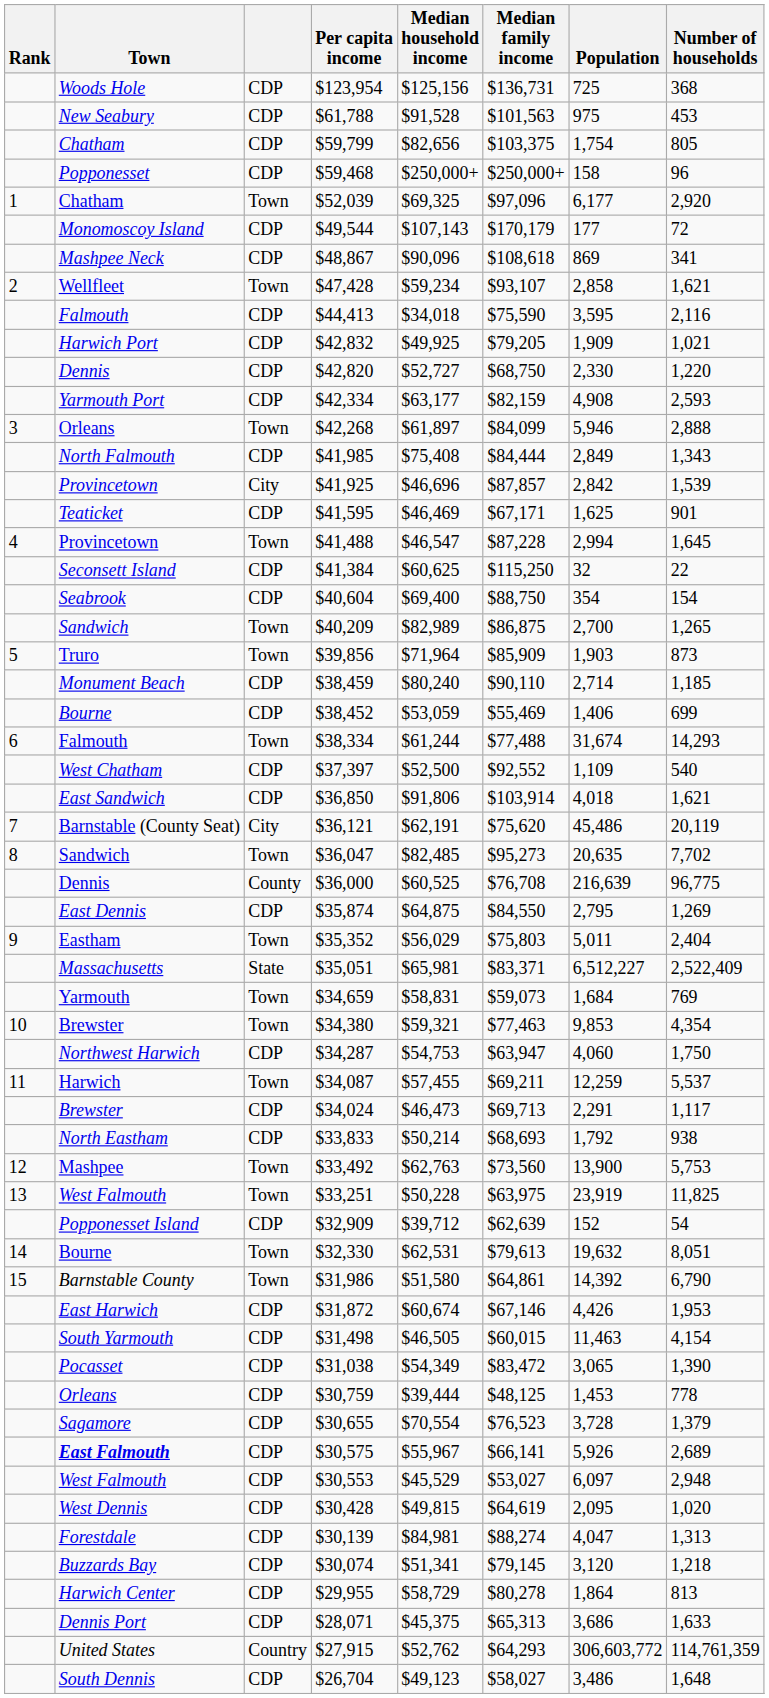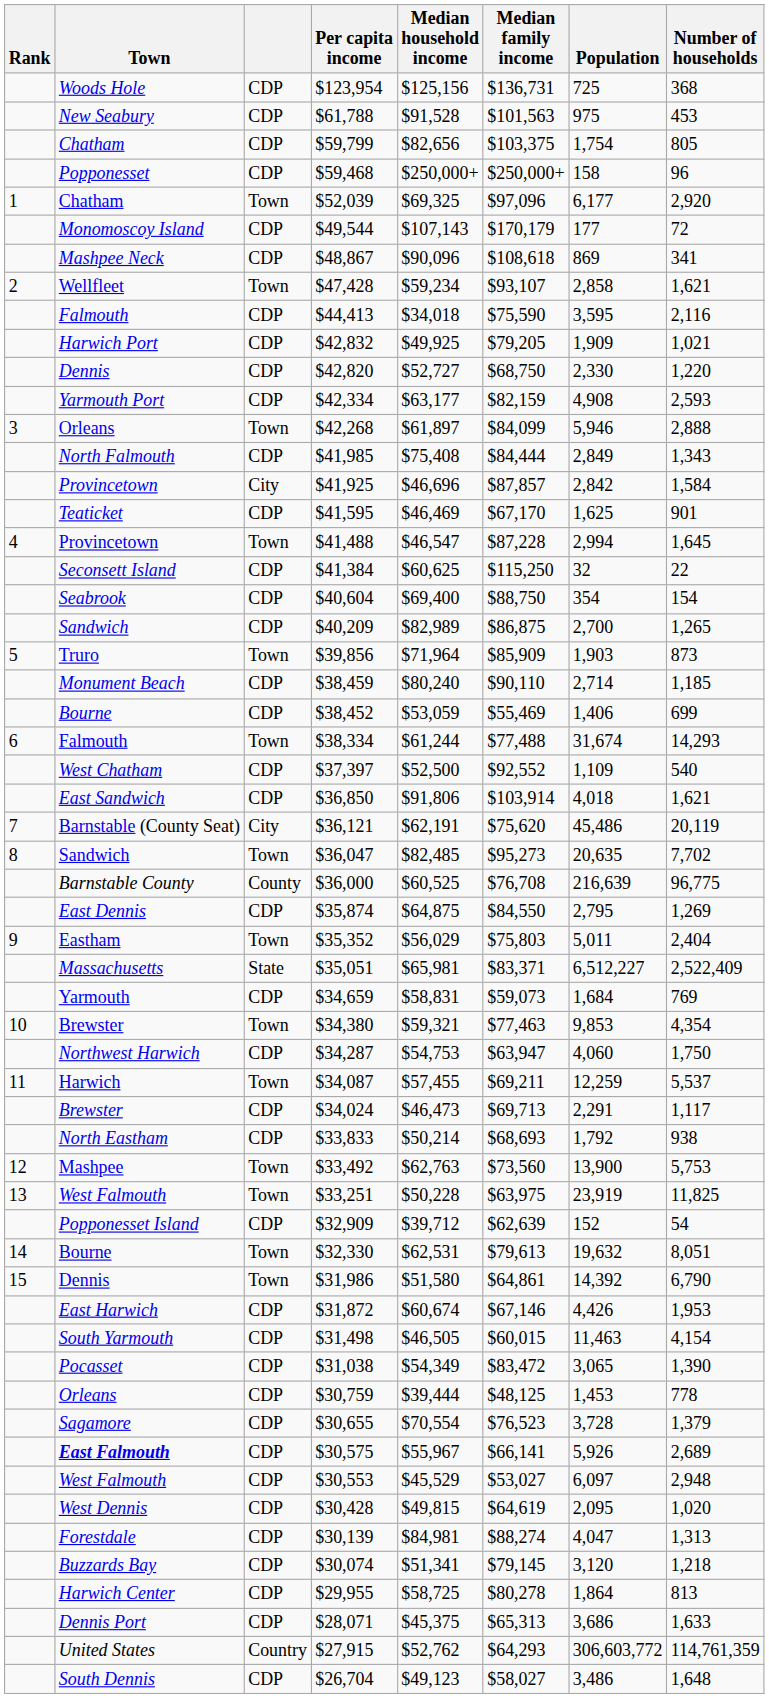(691, 485) 1,539 -> (691, 485) 1,584
(516, 513) $67,171 -> (516, 513) $67,170
(268, 627) Town -> (266, 627) CDP
(84, 883) Dennis -> (126, 883) Barnstable County
(268, 996) Town -> (266, 996) CDP
(126, 1281) Barnstable County -> (84, 1281) Dennis
(430, 1593) $58,729 -> (430, 1593) $58,725
